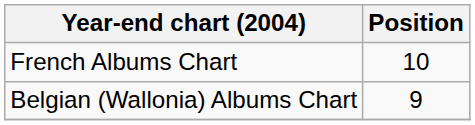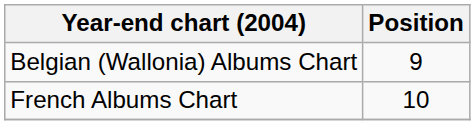rows swapped: (184, 100) <-> (124, 61)
